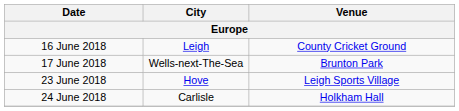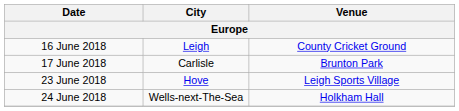(196, 64) Wells-next-The-Sea -> (196, 64) Carlisle
(196, 98) Carlisle -> (196, 98) Wells-next-The-Sea
